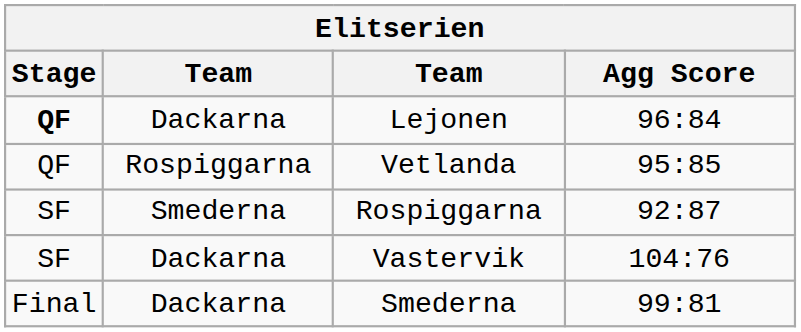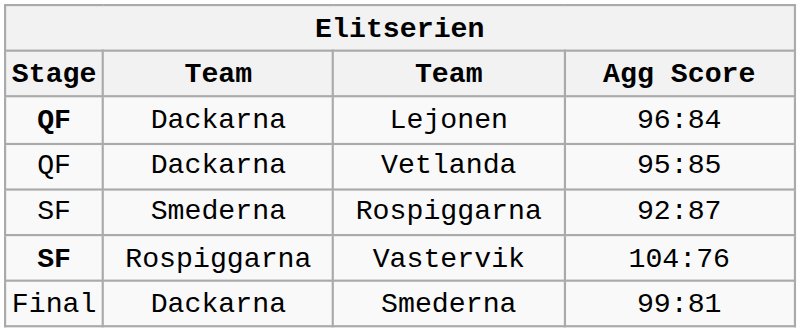(218, 166) Rospiggarna -> (218, 166) Dackarna
(54, 258) normal -> (54, 258) bold
(218, 258) Dackarna -> (218, 258) Rospiggarna
